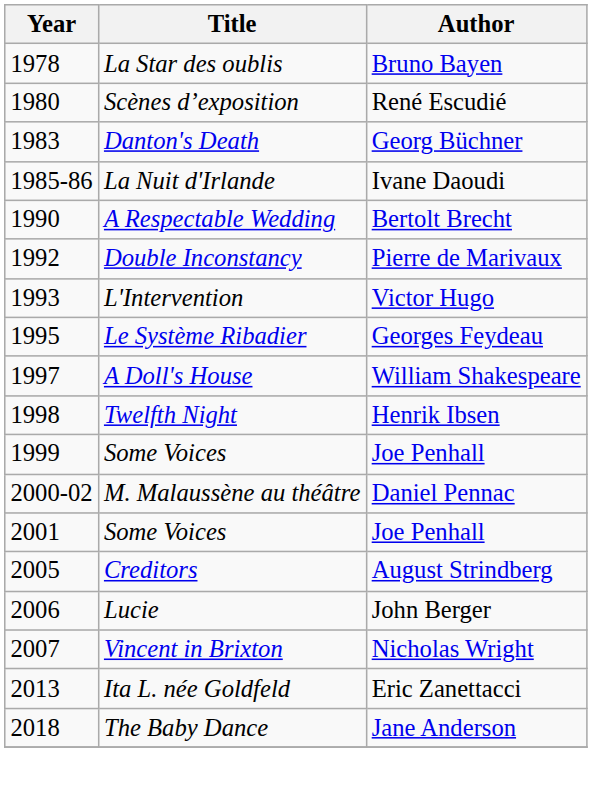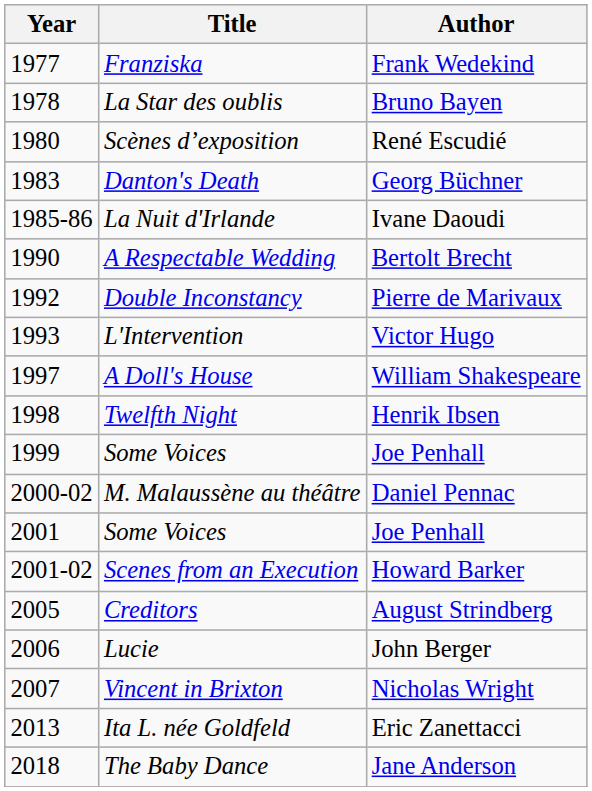+ row: (35, 63)
- row: (35, 336)
+ row: (52, 571)
